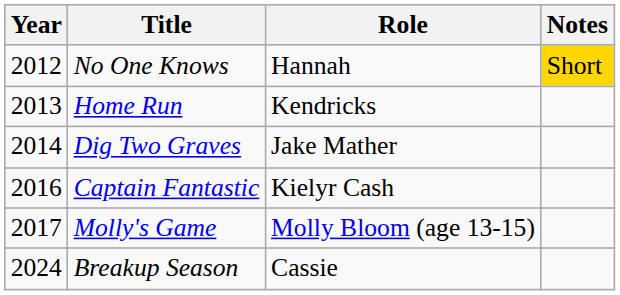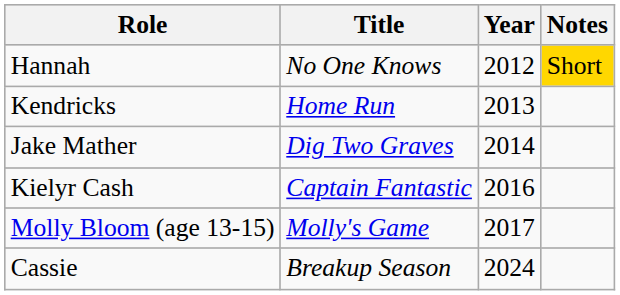columns swapped: (36, 24) <-> (403, 24)
